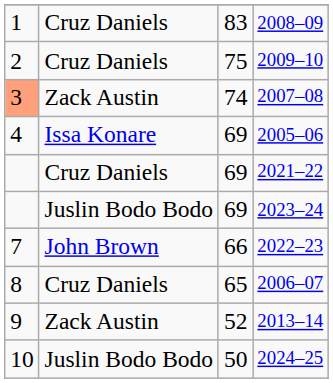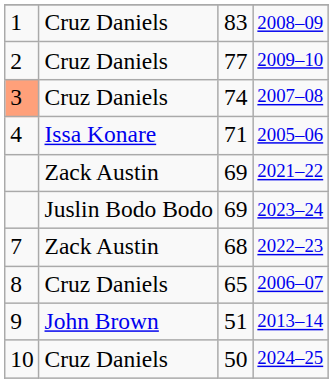(236, 60) 75 -> (236, 60) 77
(102, 97) Zack Austin -> (106, 97) Cruz Daniels
(236, 135) 69 -> (236, 135) 71
(106, 172) Cruz Daniels -> (102, 172) Zack Austin
(102, 246) John Brown -> (102, 246) Zack Austin
(236, 246) 66 -> (236, 246) 68
(102, 321) Zack Austin -> (102, 321) John Brown
(236, 321) 52 -> (236, 321) 51
(129, 358) Juslin Bodo Bodo -> (106, 358) Cruz Daniels
